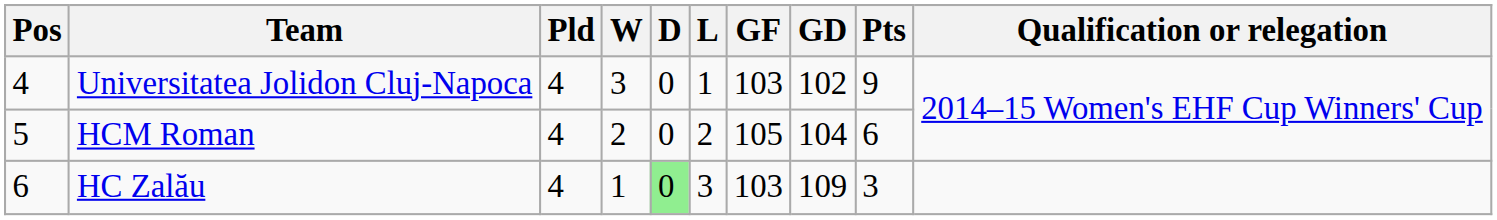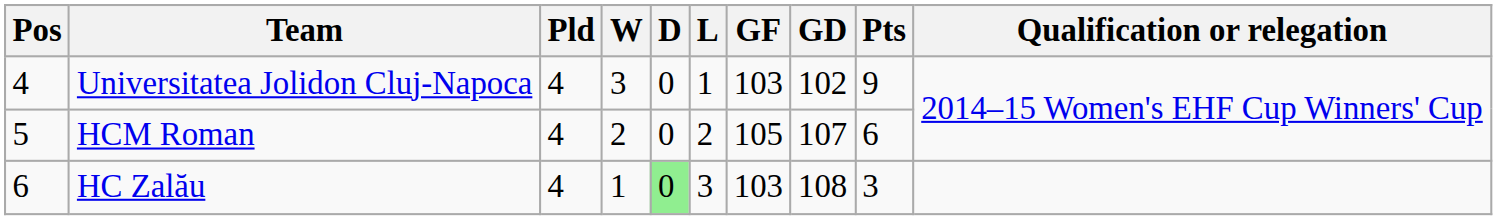(823, 134) 104 -> (823, 134) 107
(823, 186) 109 -> (823, 186) 108
